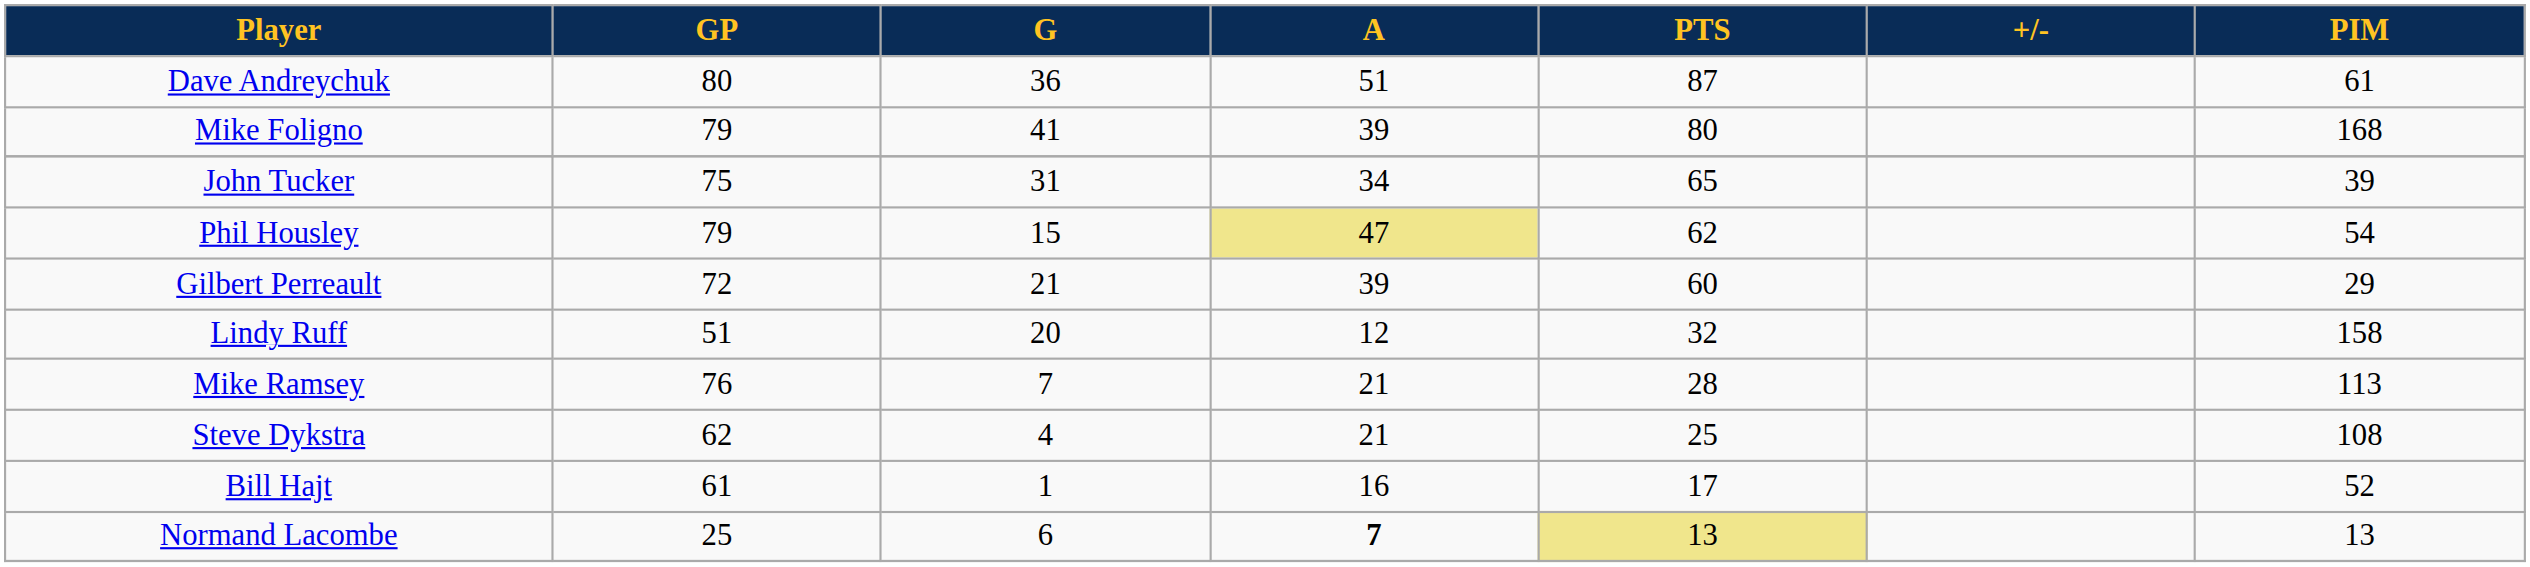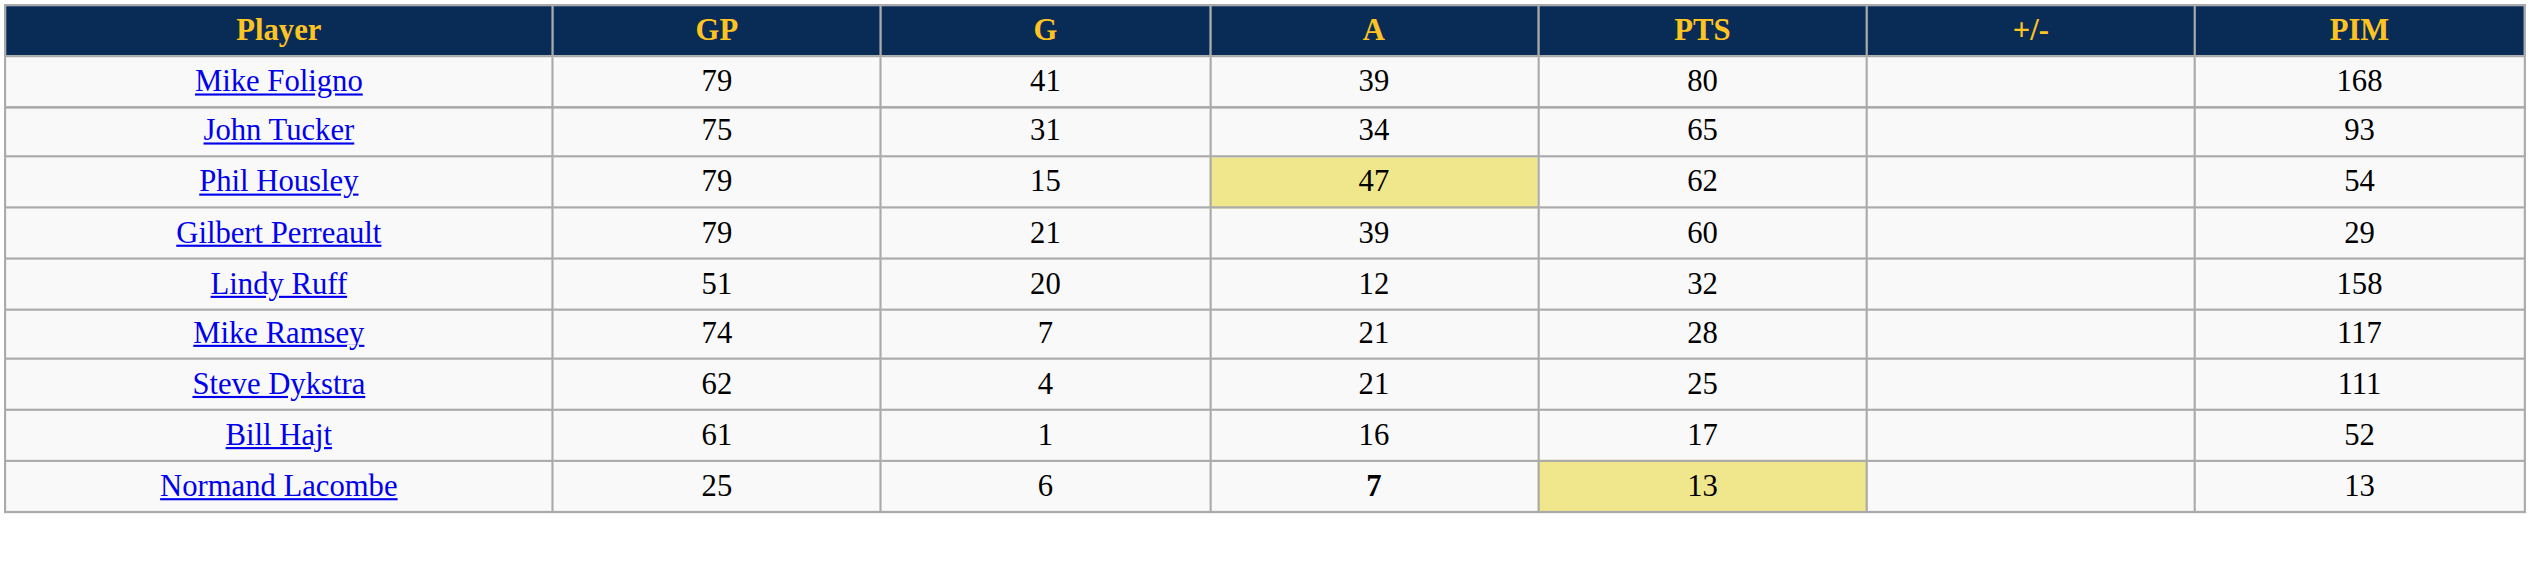- row: (279, 80)
(2359, 181) 39 -> (2359, 131) 93
(717, 283) 72 -> (717, 232) 79
(717, 384) 76 -> (717, 333) 74
(2360, 384) 113 -> (2360, 333) 117
(2360, 434) 108 -> (2360, 384) 111
